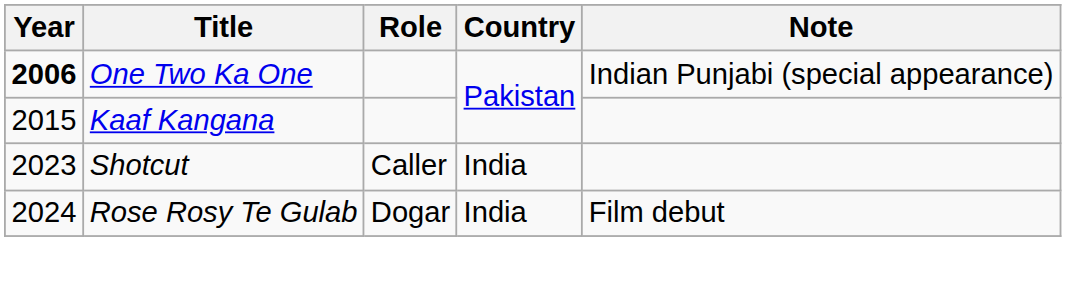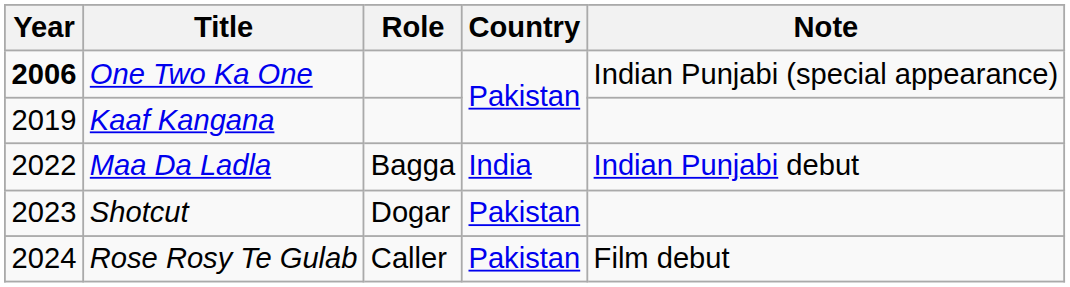(44, 119) 2015 -> (44, 119) 2019
+ row: (180, 166)
(409, 166) Caller -> (411, 212) Dogar
(495, 166) India -> (524, 212) Pakistan
(411, 212) Dogar -> (409, 258) Caller
(495, 212) India -> (524, 258) Pakistan
